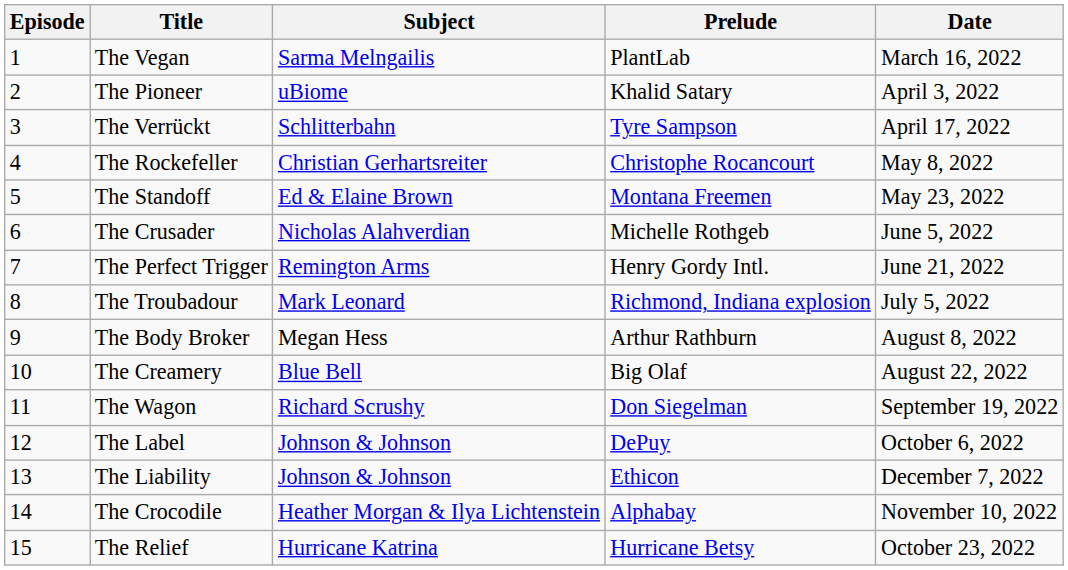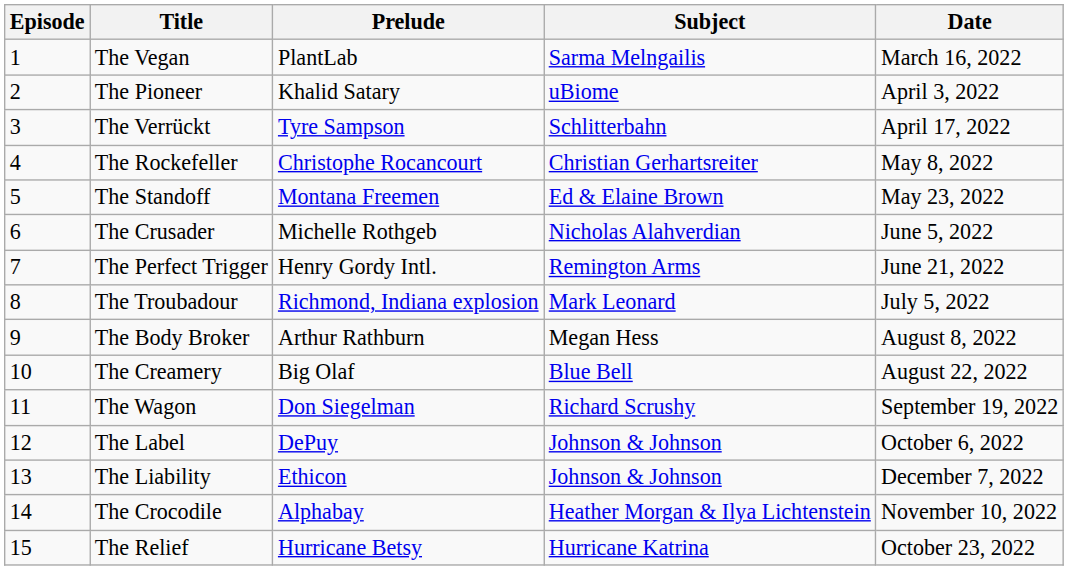columns swapped: (439, 22) <-> (741, 22)
